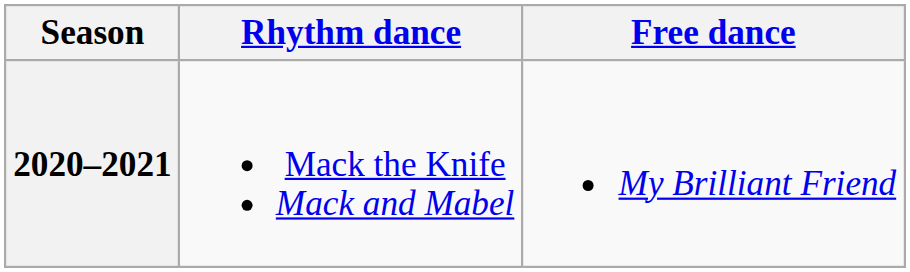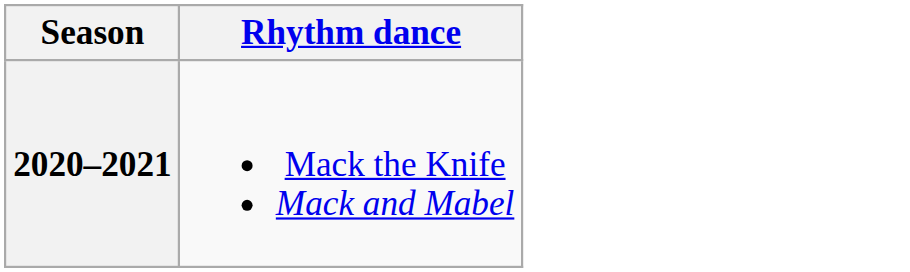- column: (713, 32)
